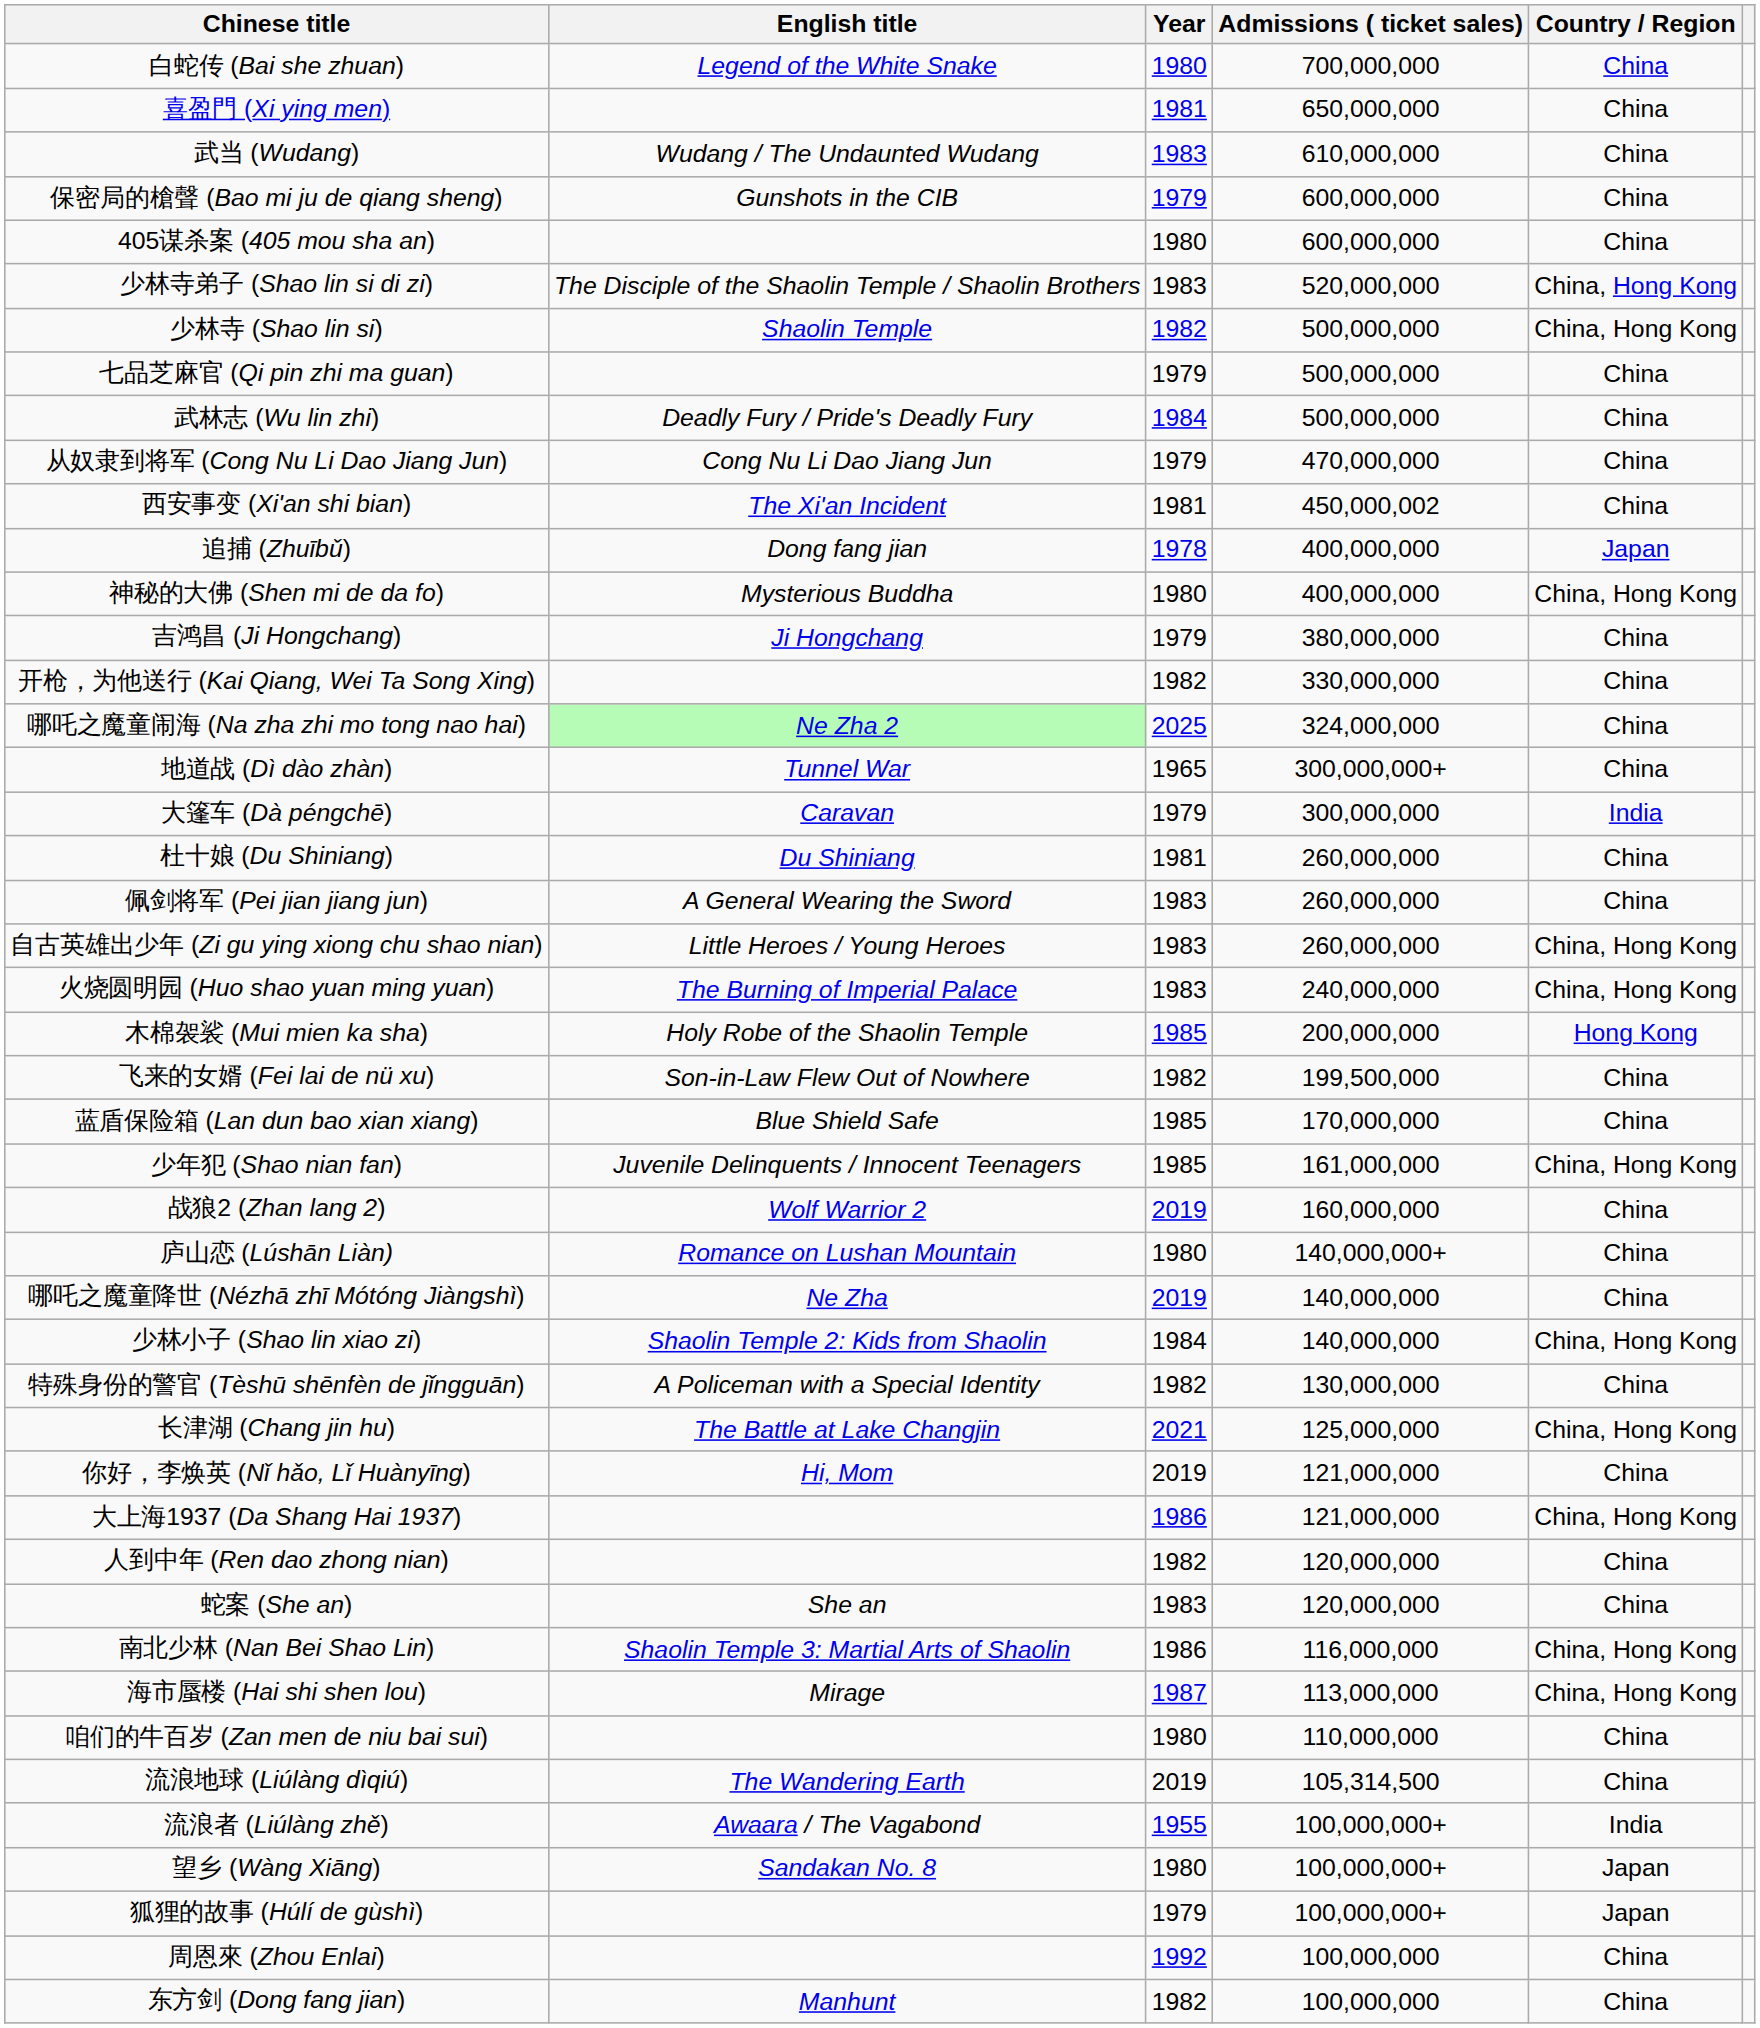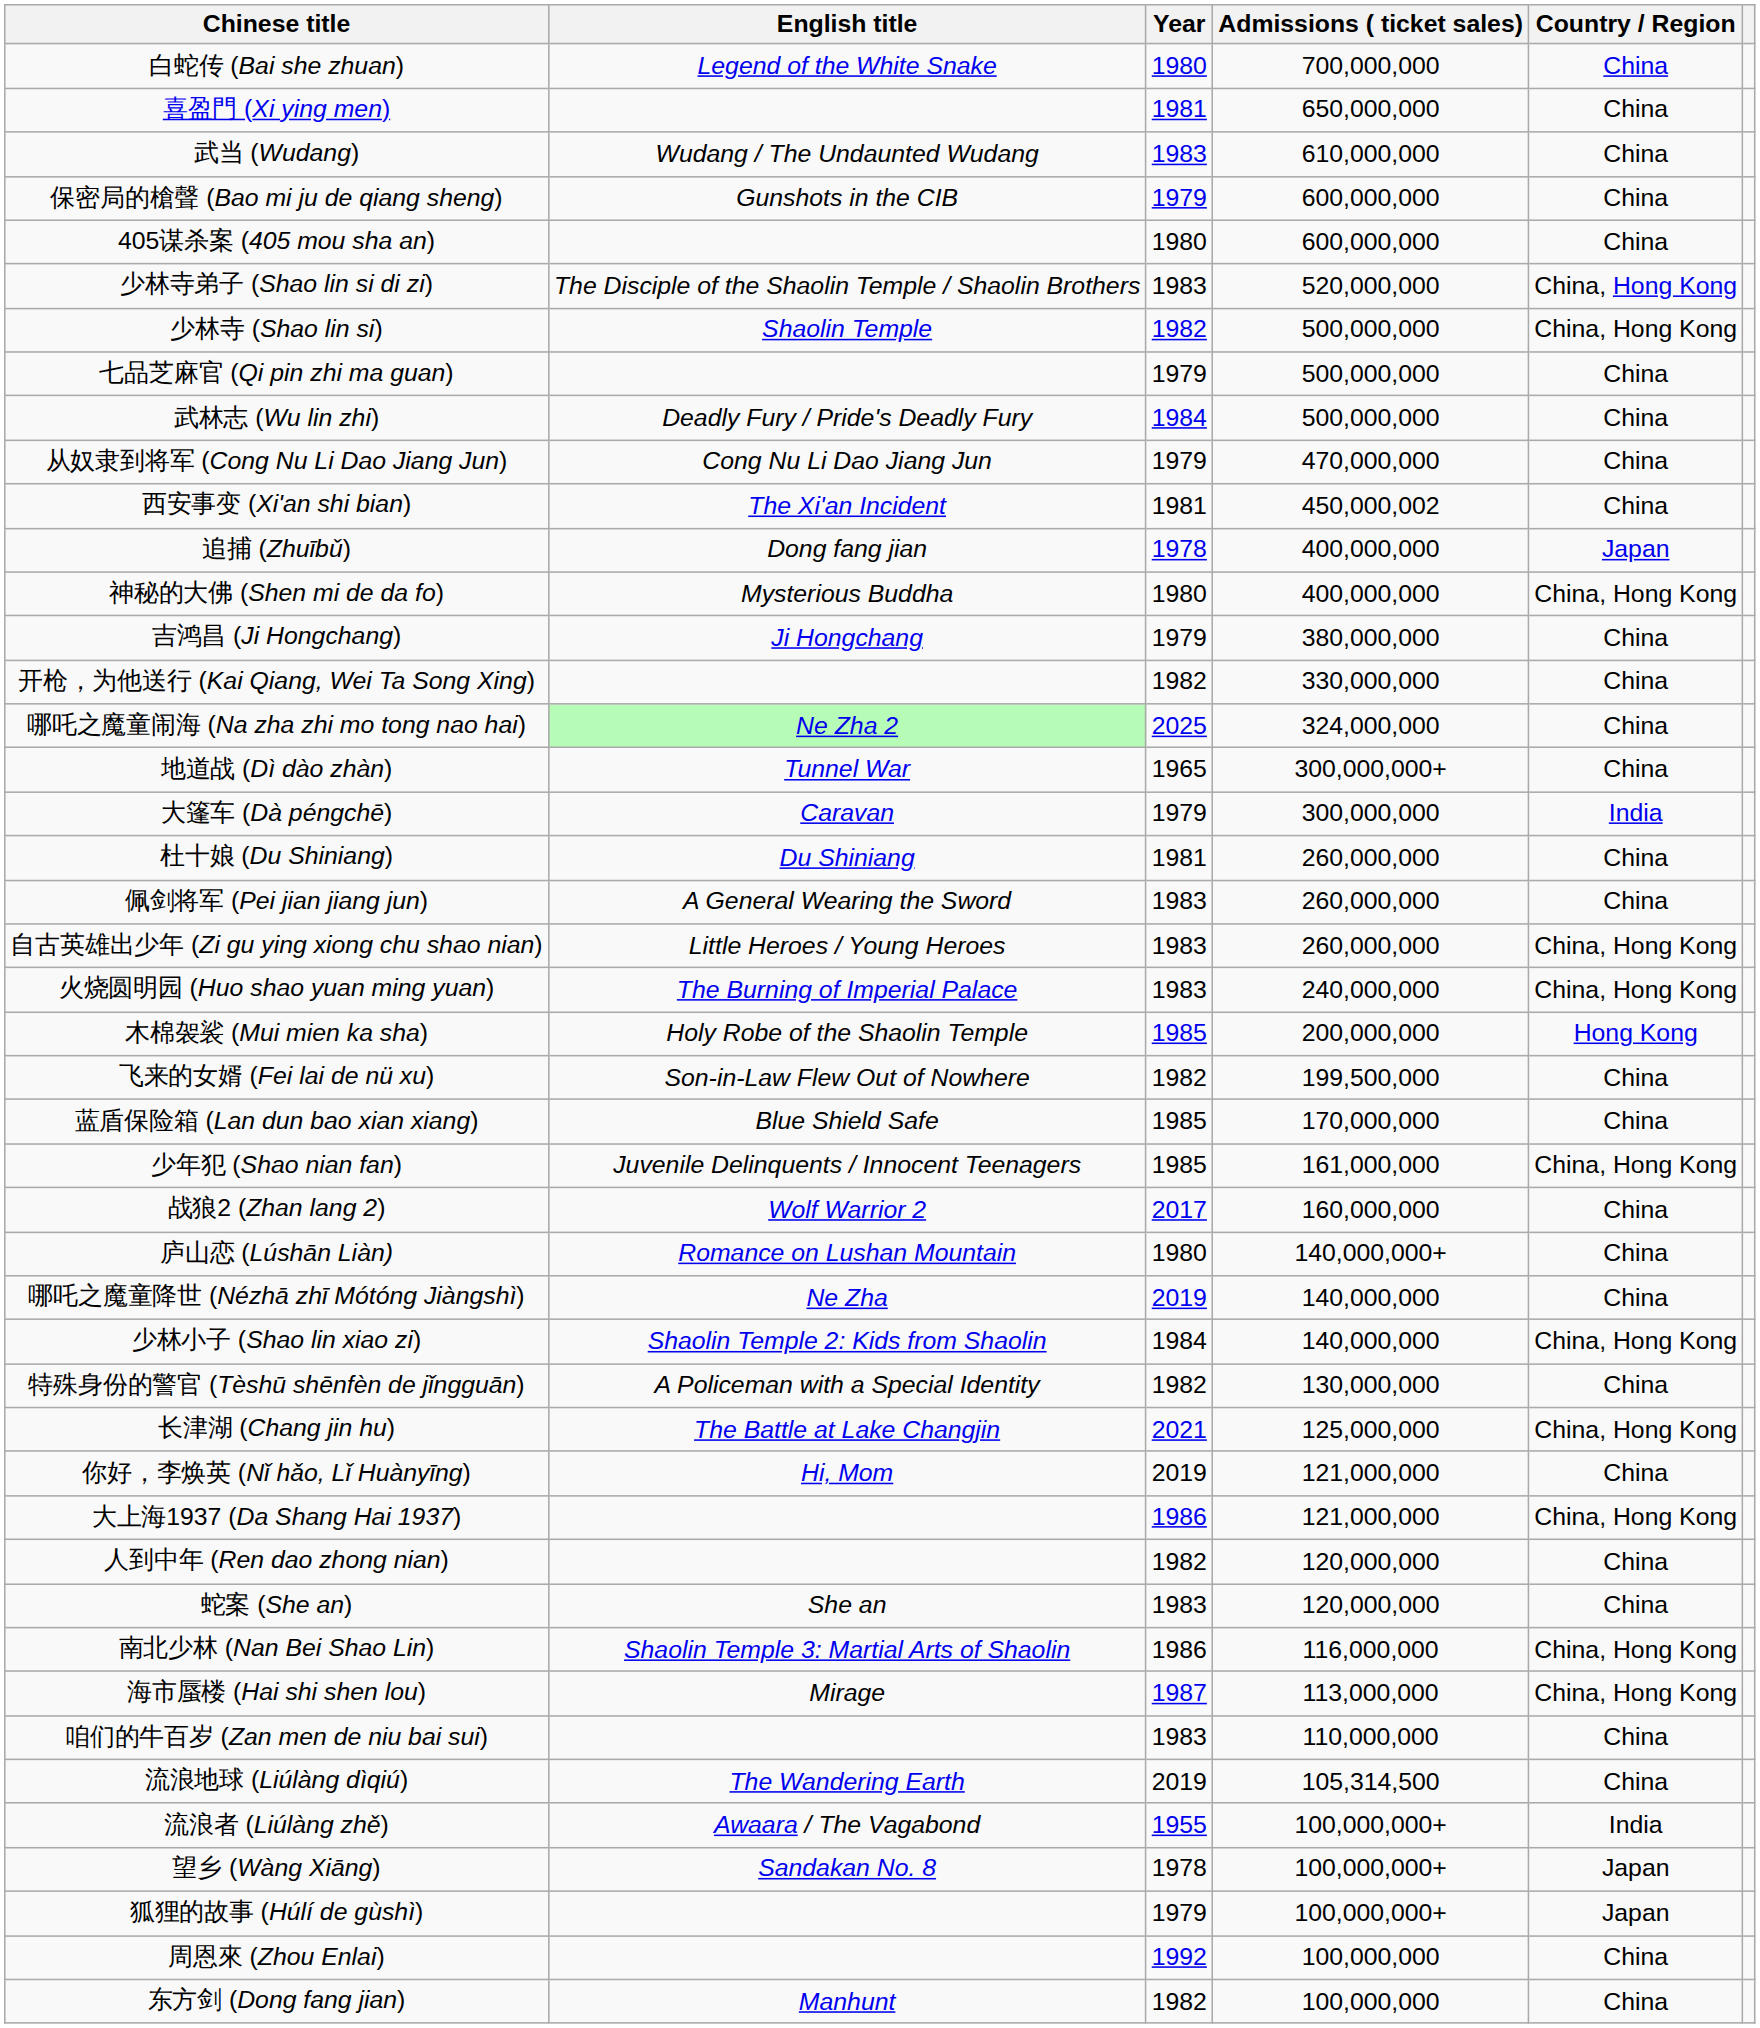(1179, 1209) 2019 -> (1179, 1209) 2017
(1179, 1737) 1980 -> (1179, 1737) 1983
(1179, 1869) 1980 -> (1179, 1869) 1978
